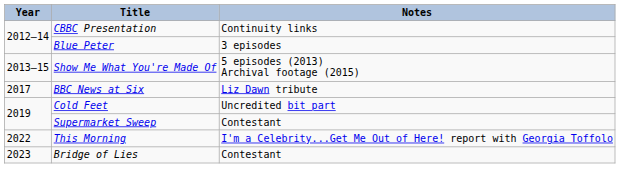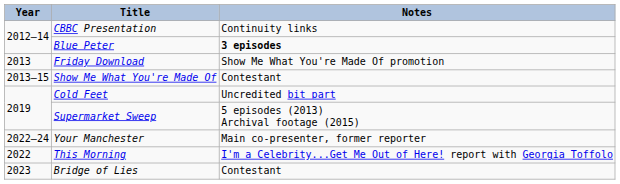(251, 45) normal -> (251, 45) bold
+ row: (99, 61)
(291, 67) 5 episodes (2013) Archival footage (2015) -> (251, 78) Contestant
- row: (99, 89)
(251, 122) Contestant -> (291, 116) 5 episodes (2013) Archival footage (2015)
+ row: (99, 138)
